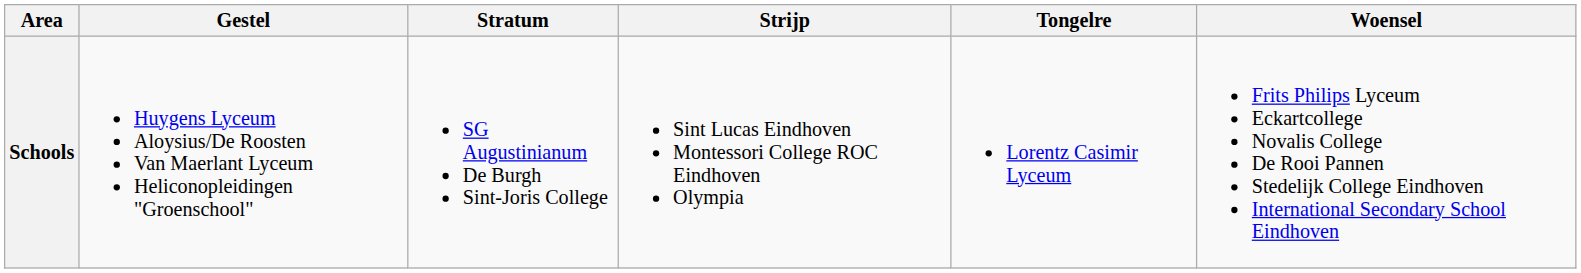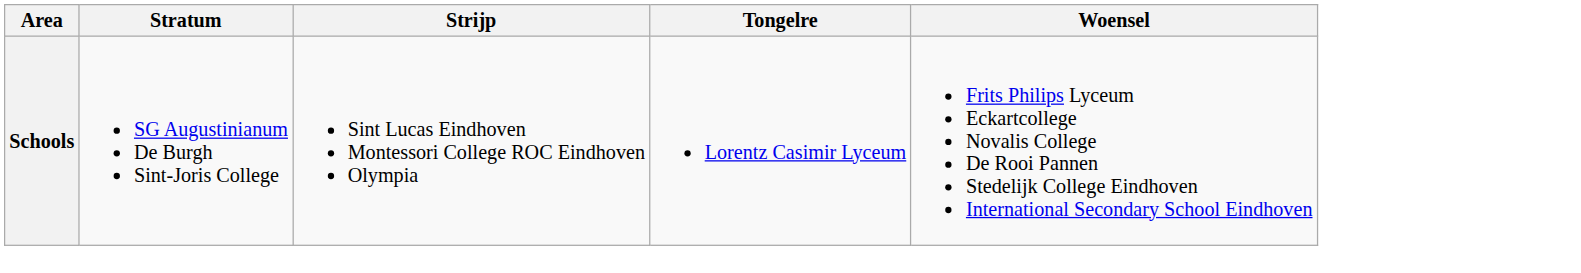- column: (243, 20)
